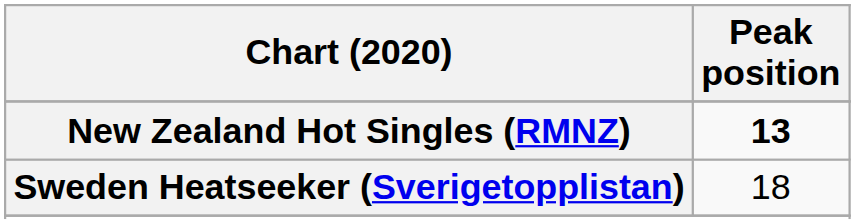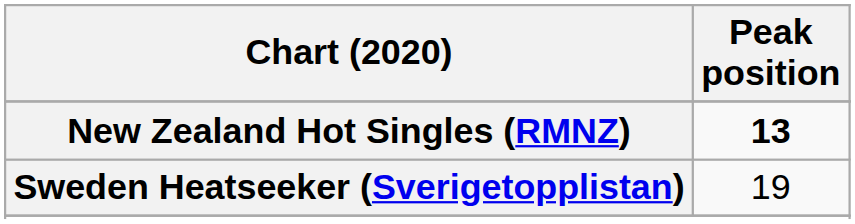(771, 186) 18 -> (771, 186) 19
